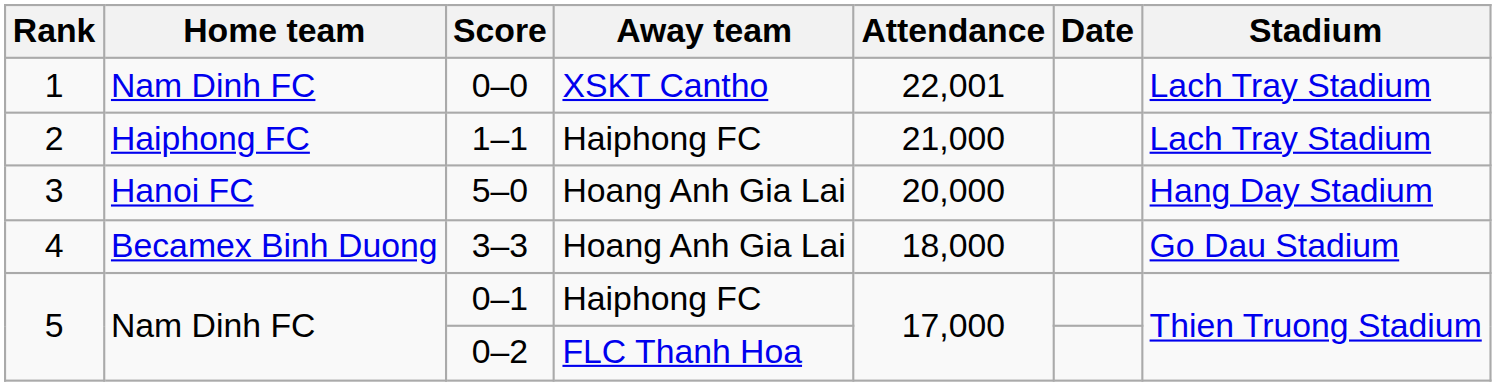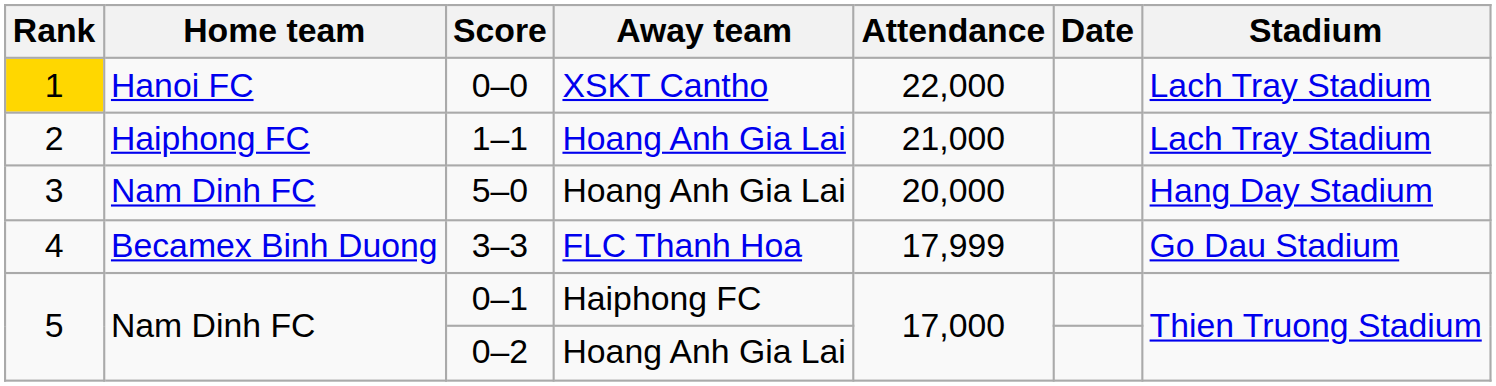(54, 84) no background -> (54, 84) gold background
(213, 84) Nam Dinh FC -> (182, 84) Hanoi FC
(953, 84) 22,001 -> (953, 84) 22,000
(662, 138) Haiphong FC -> (704, 138) Hoang Anh Gia Lai
(182, 191) Hanoi FC -> (213, 191) Nam Dinh FC
(704, 245) Hoang Anh Gia Lai -> (682, 245) FLC Thanh Hoa
(953, 245) 18,000 -> (953, 245) 17,999
(682, 352) FLC Thanh Hoa -> (704, 352) Hoang Anh Gia Lai
